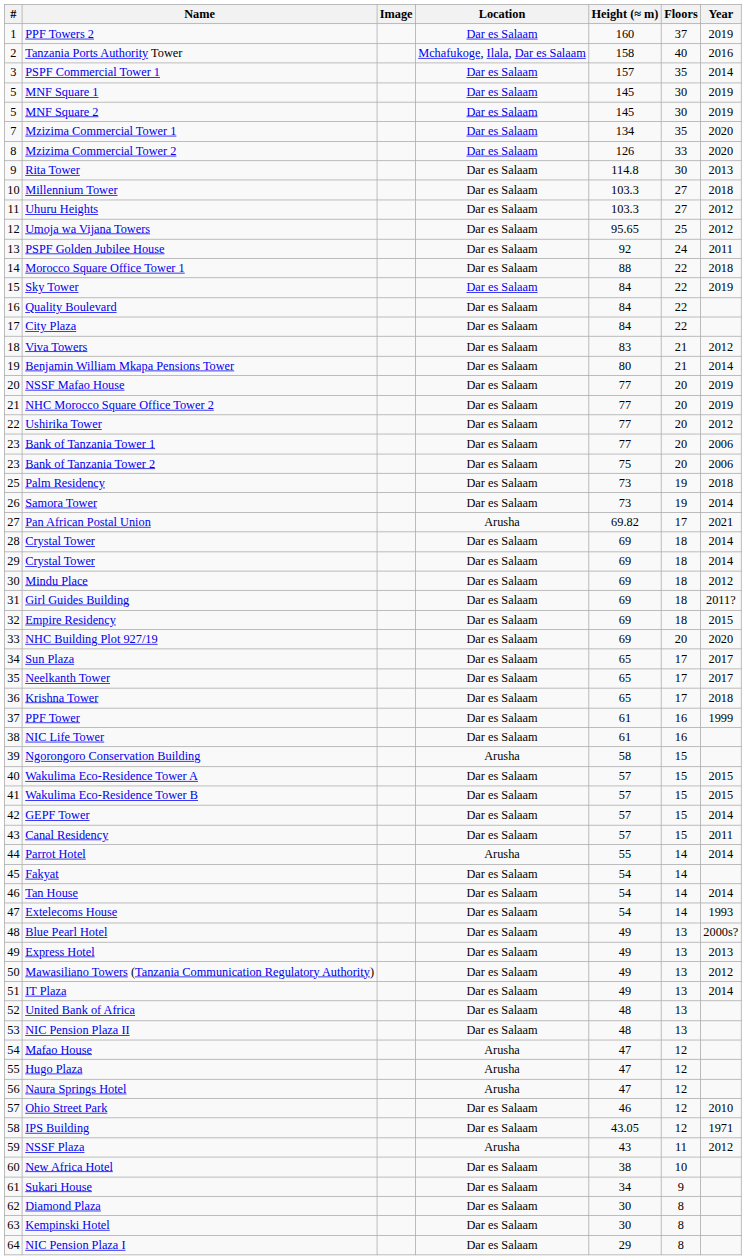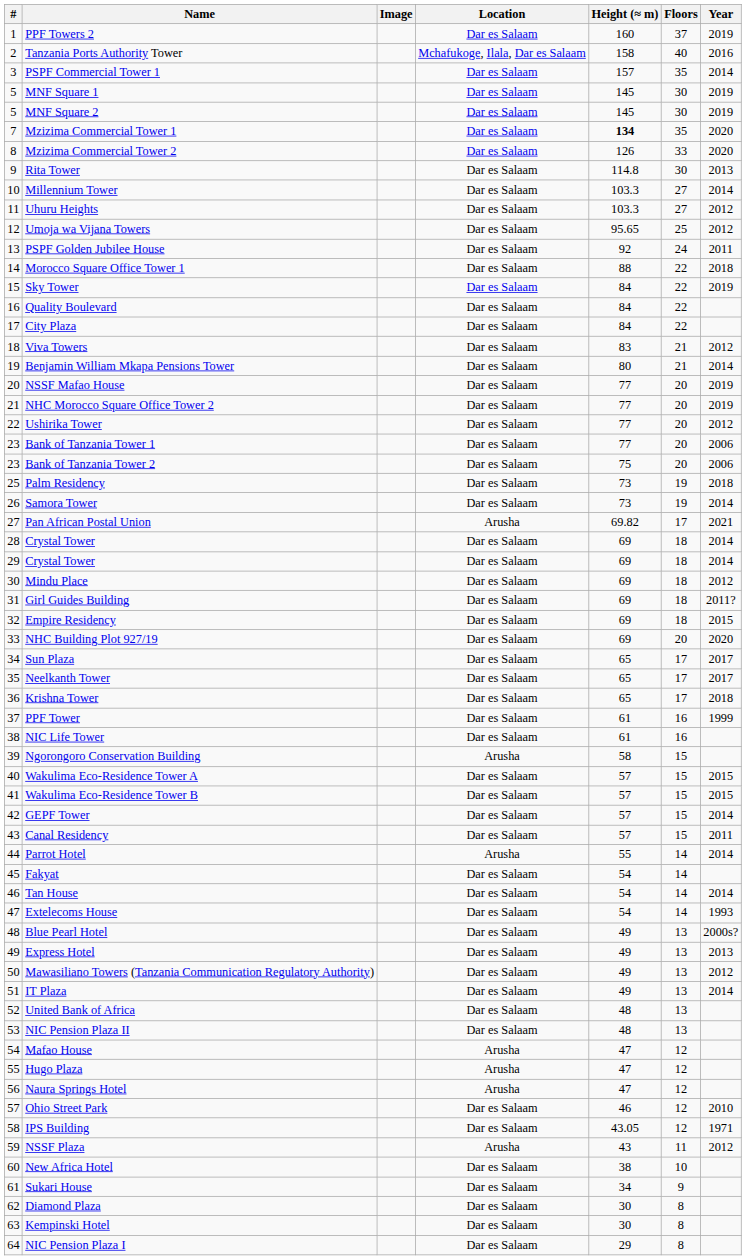(625, 131) normal -> (625, 131) bold
(721, 190) 2018 -> (721, 190) 2014
